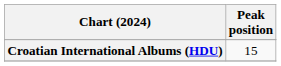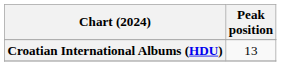(251, 50) 15 -> (251, 50) 13
